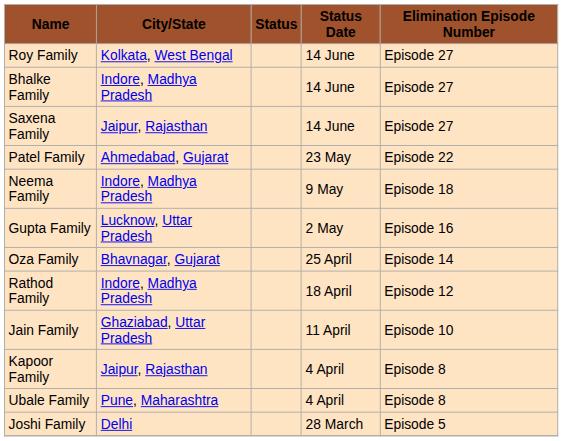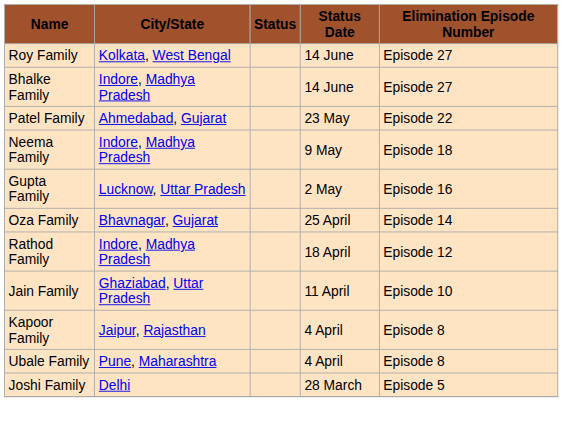- row: (32, 126)
